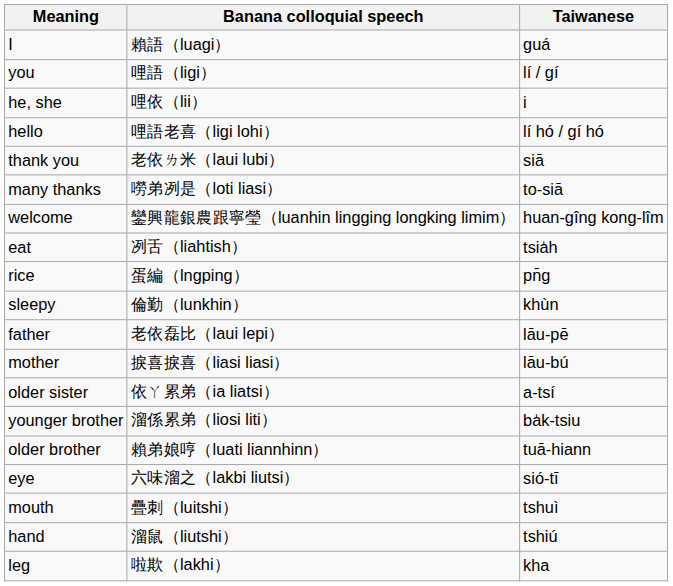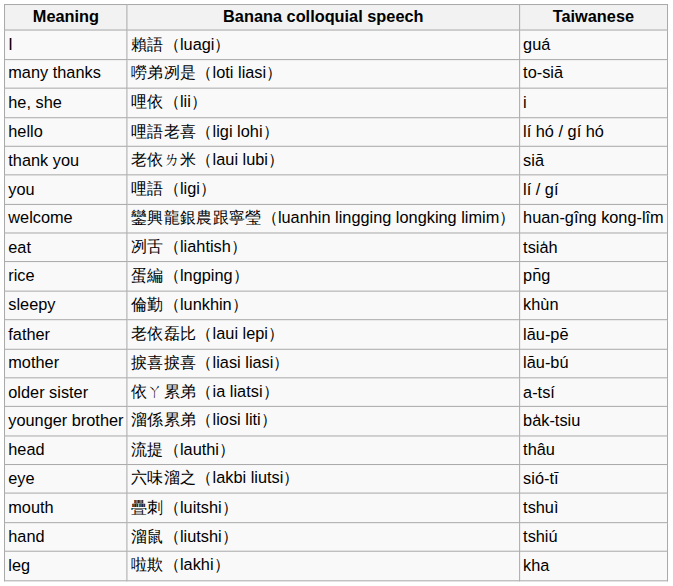rows swapped: (21, 73) <-> (55, 189)
- row: (55, 450)
+ row: (26, 450)
